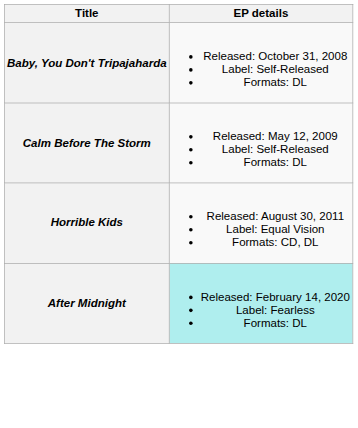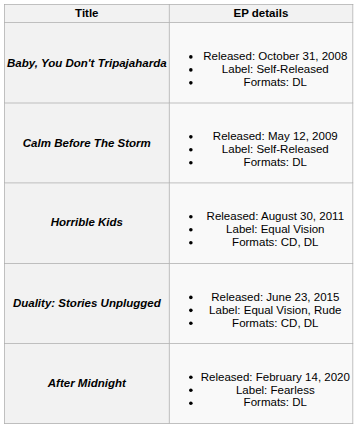+ row: (87, 303)
(261, 310) paleturquoise background -> (261, 390) no background
